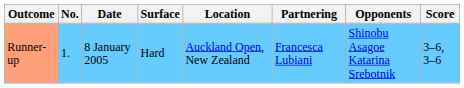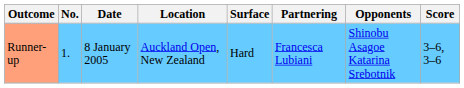columns swapped: (227, 14) <-> (160, 14)
